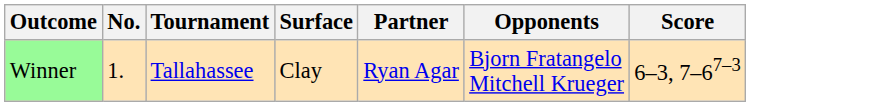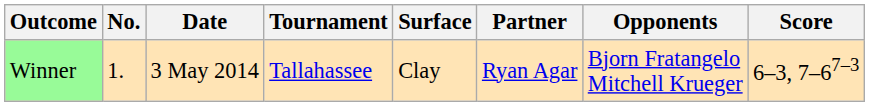+ column: (205, 22)
